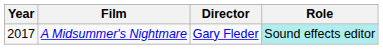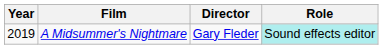(21, 34) 2017 -> (21, 34) 2019
